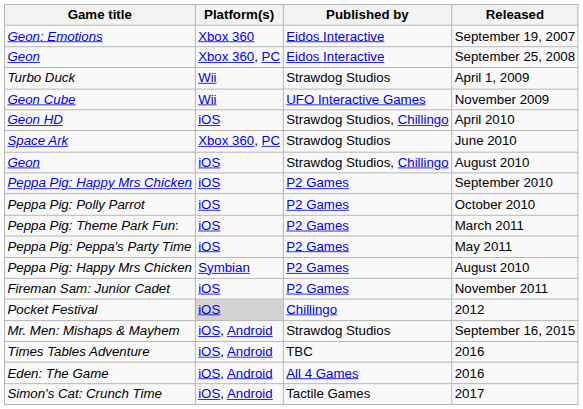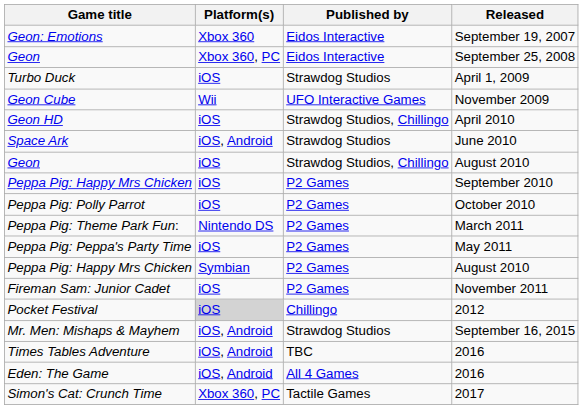(207, 78) Wii -> (209, 78) iOS
(239, 141) Xbox 360, PC -> (235, 141) iOS, Android
(209, 225) iOS -> (236, 225) Nintendo DS
(235, 394) iOS, Android -> (239, 394) Xbox 360, PC
